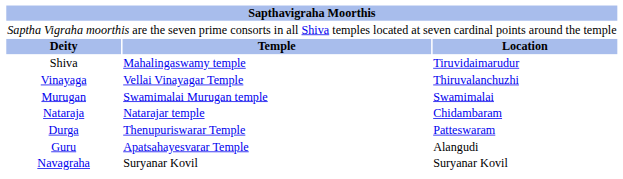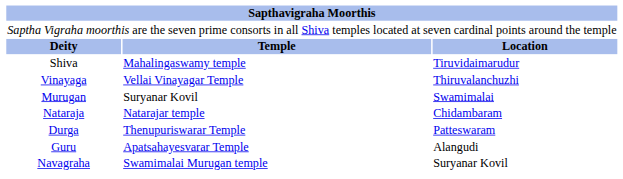(195, 96) Swamimalai Murugan temple -> (160, 96) Suryanar Kovil
(160, 163) Suryanar Kovil -> (195, 163) Swamimalai Murugan temple
